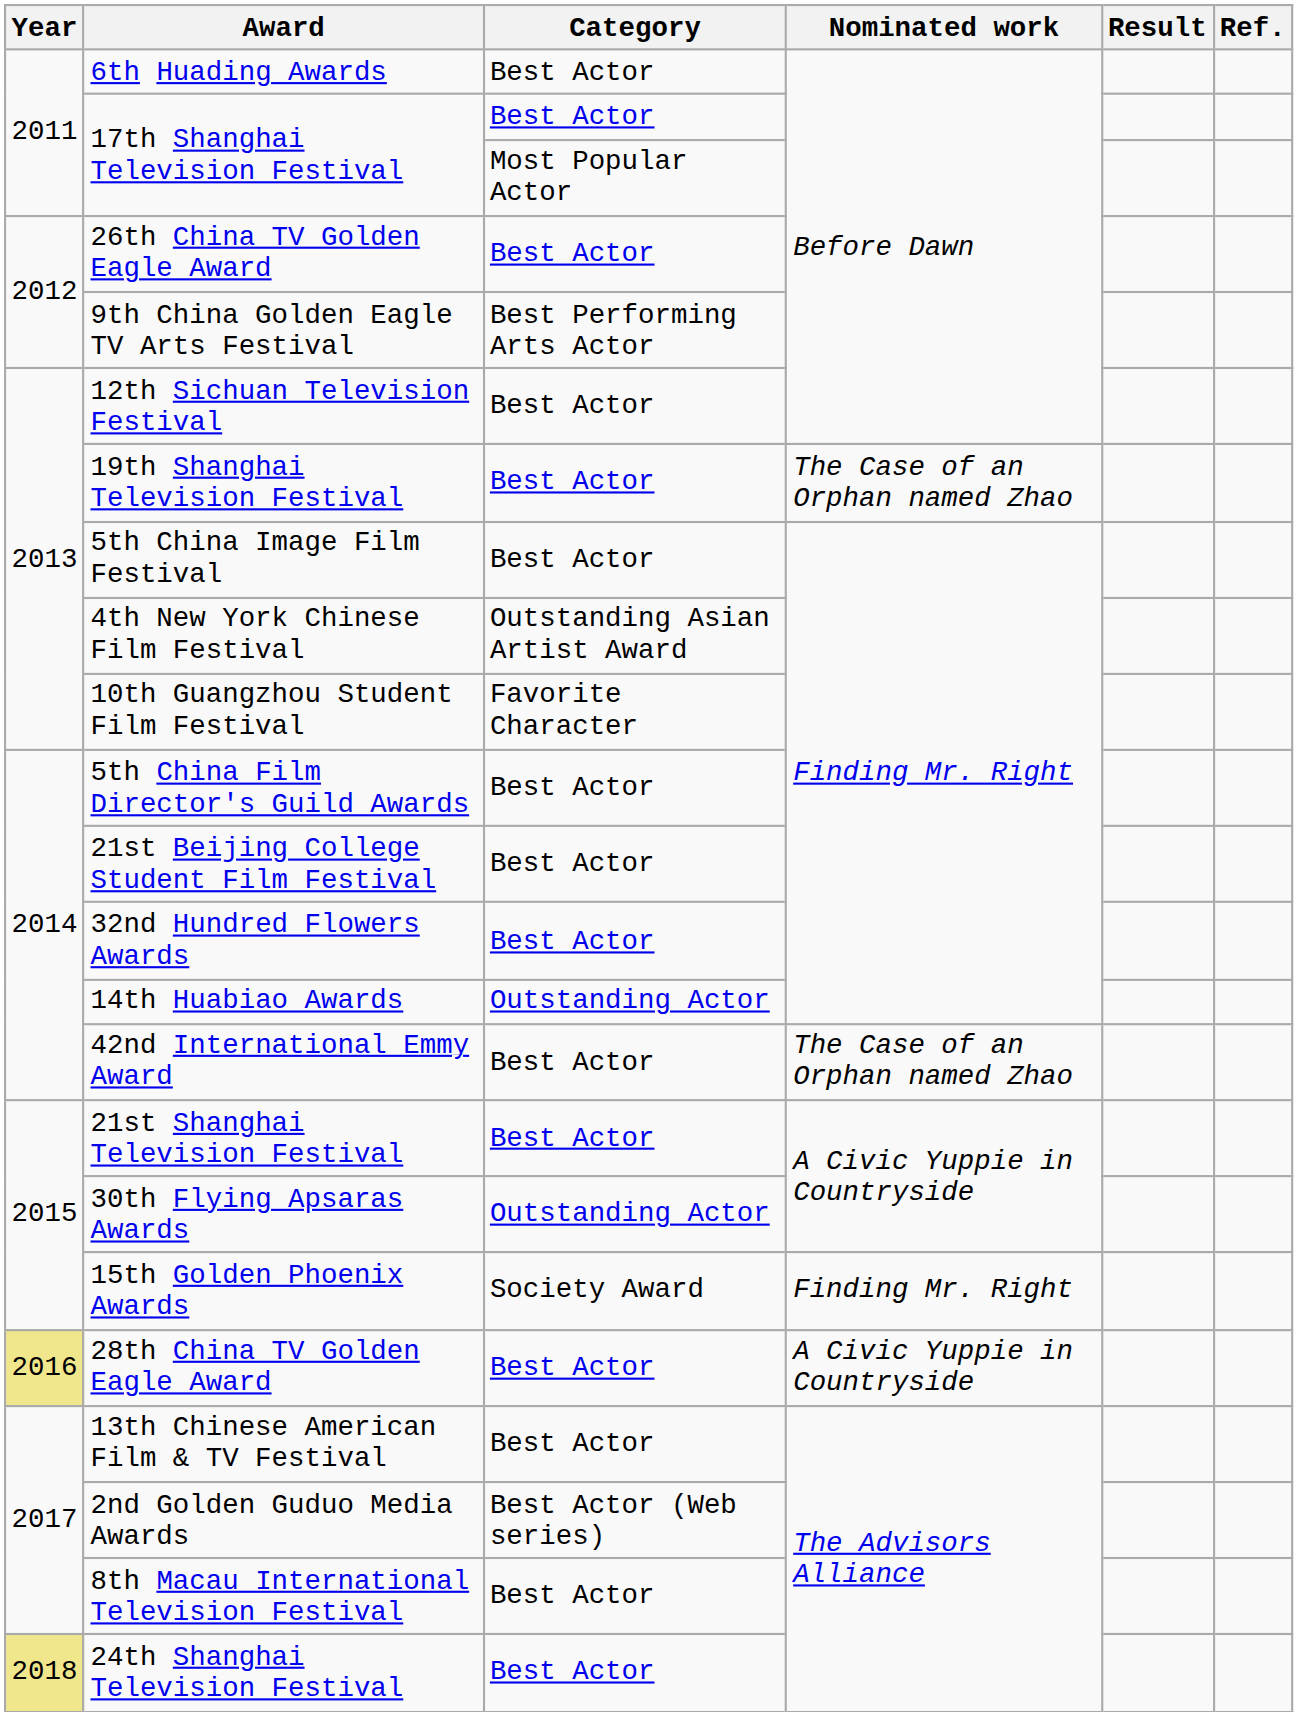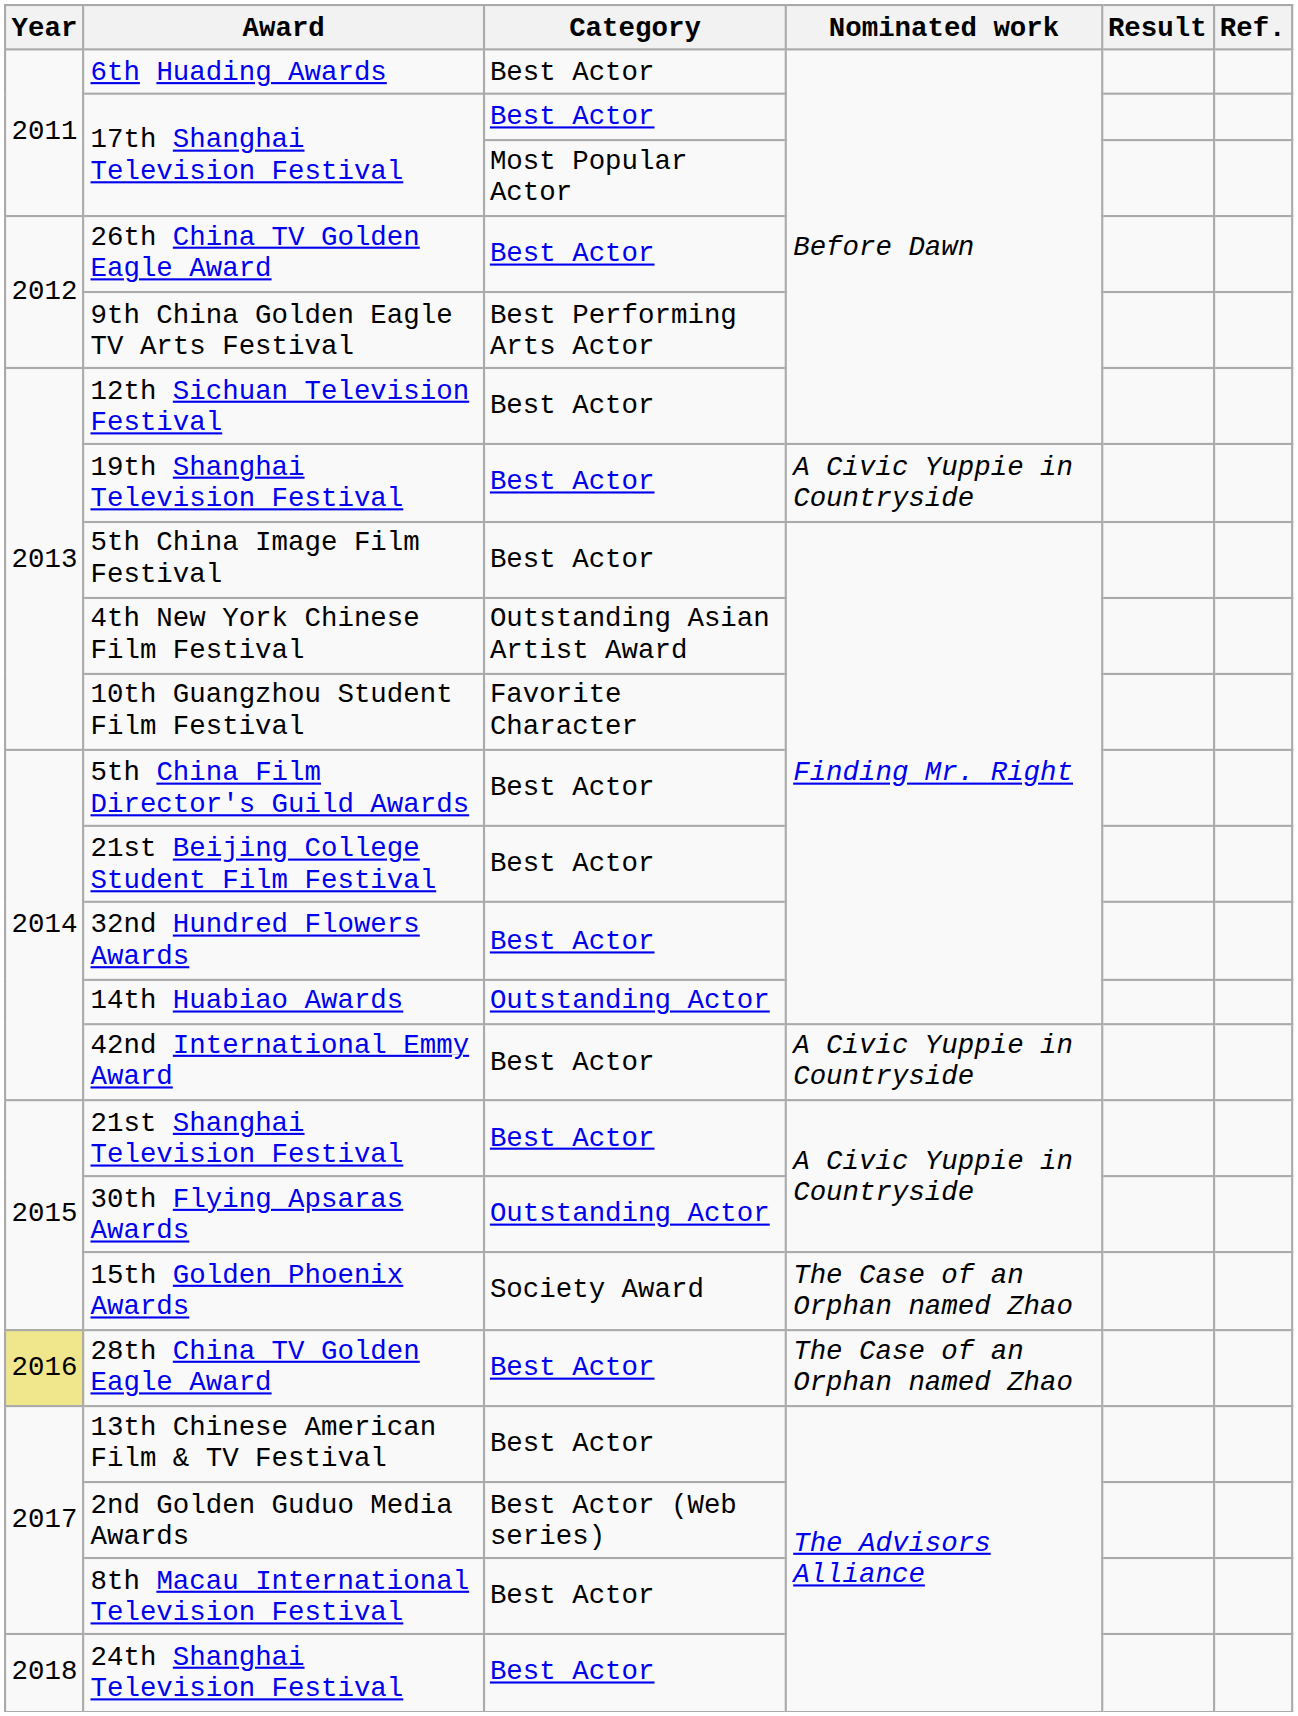(933, 483) The Case of an Orphan named Zhao -> (933, 483) A Civic Yuppie in Countryside
(933, 1062) The Case of an Orphan named Zhao -> (933, 1062) A Civic Yuppie in Countryside
(933, 1291) Finding Mr. Right -> (933, 1291) The Case of an Orphan named Zhao
(933, 1367) A Civic Yuppie in Countryside -> (933, 1367) The Case of an Orphan named Zhao
(45, 1673) khaki background -> (45, 1673) no background
